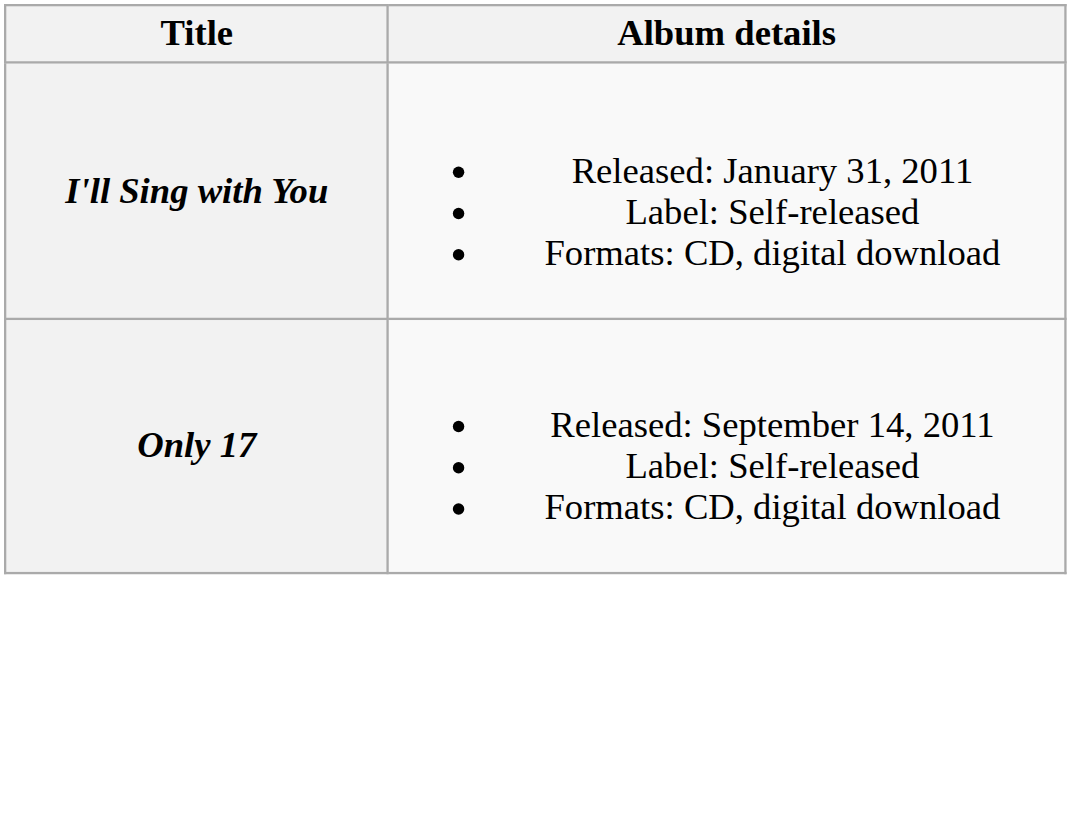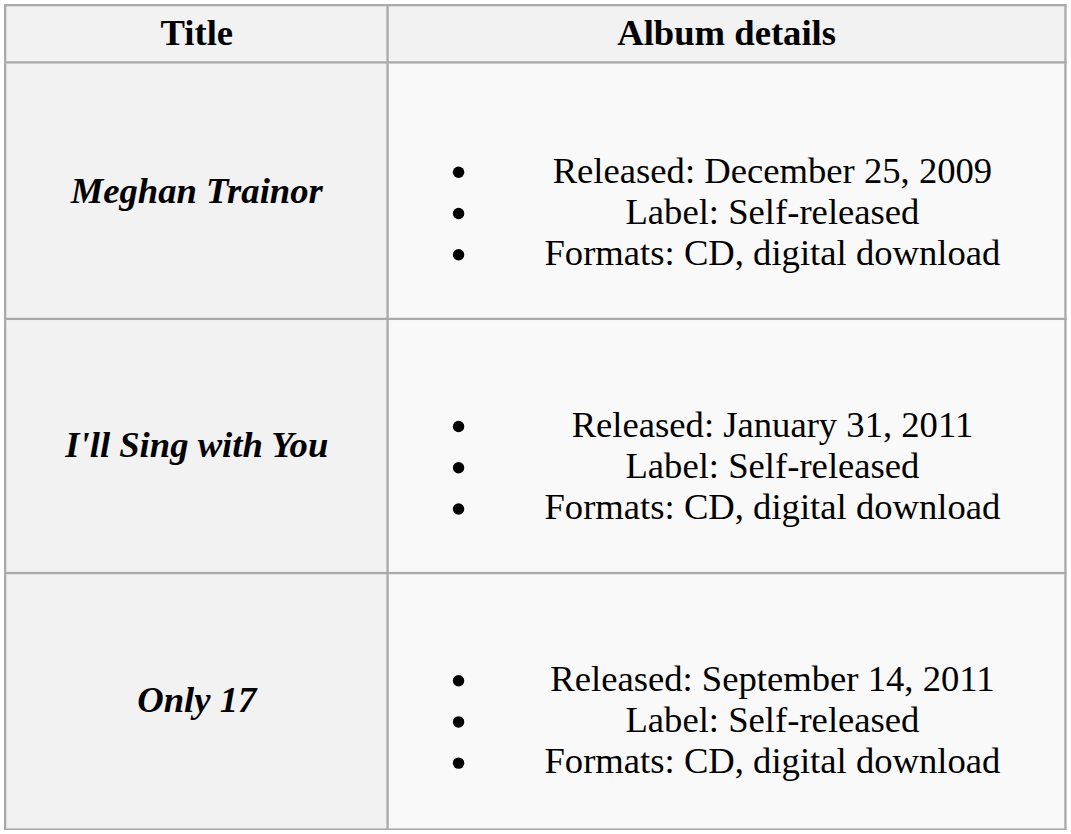+ row: (197, 190)
